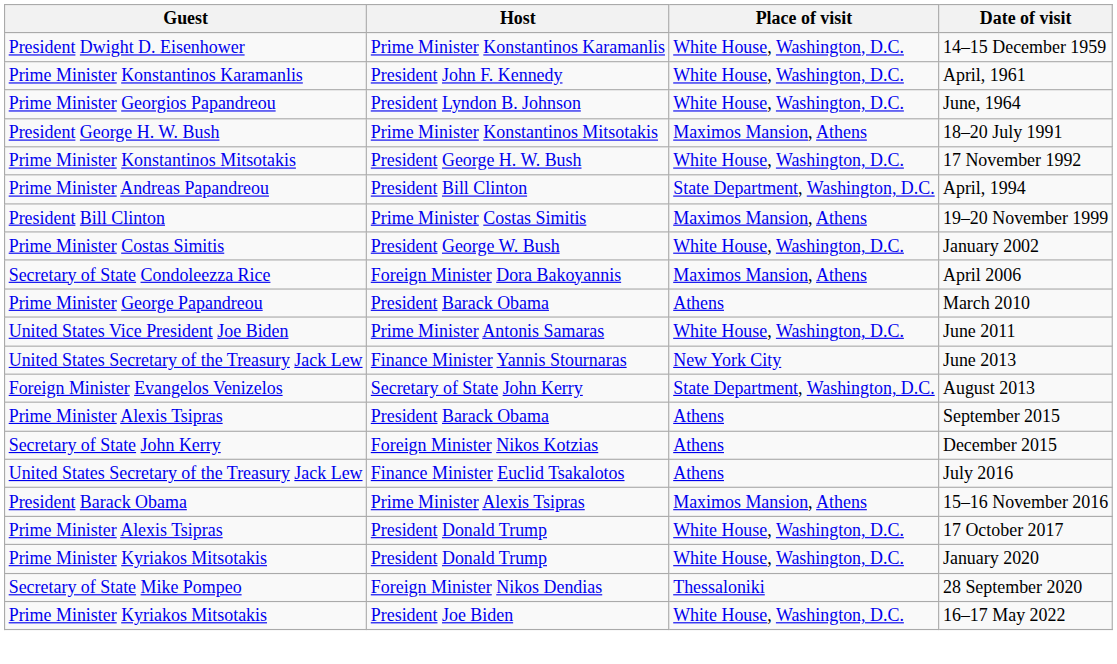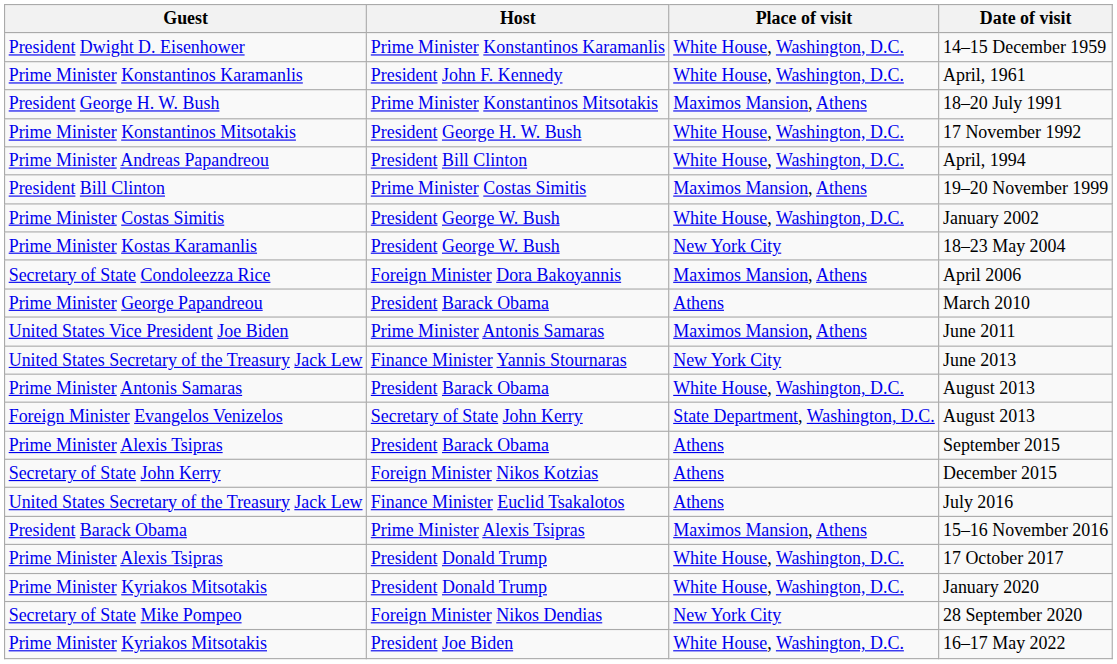- row: (142, 103)
(804, 189) State Department, Washington, D.C. -> (789, 160) White House, Washington, D.C.
+ row: (133, 246)
(789, 331) White House, Washington, D.C. -> (770, 331) Maximos Mansion, Athens
+ row: (125, 388)
(719, 587) Thessaloniki -> (727, 615) New York City
